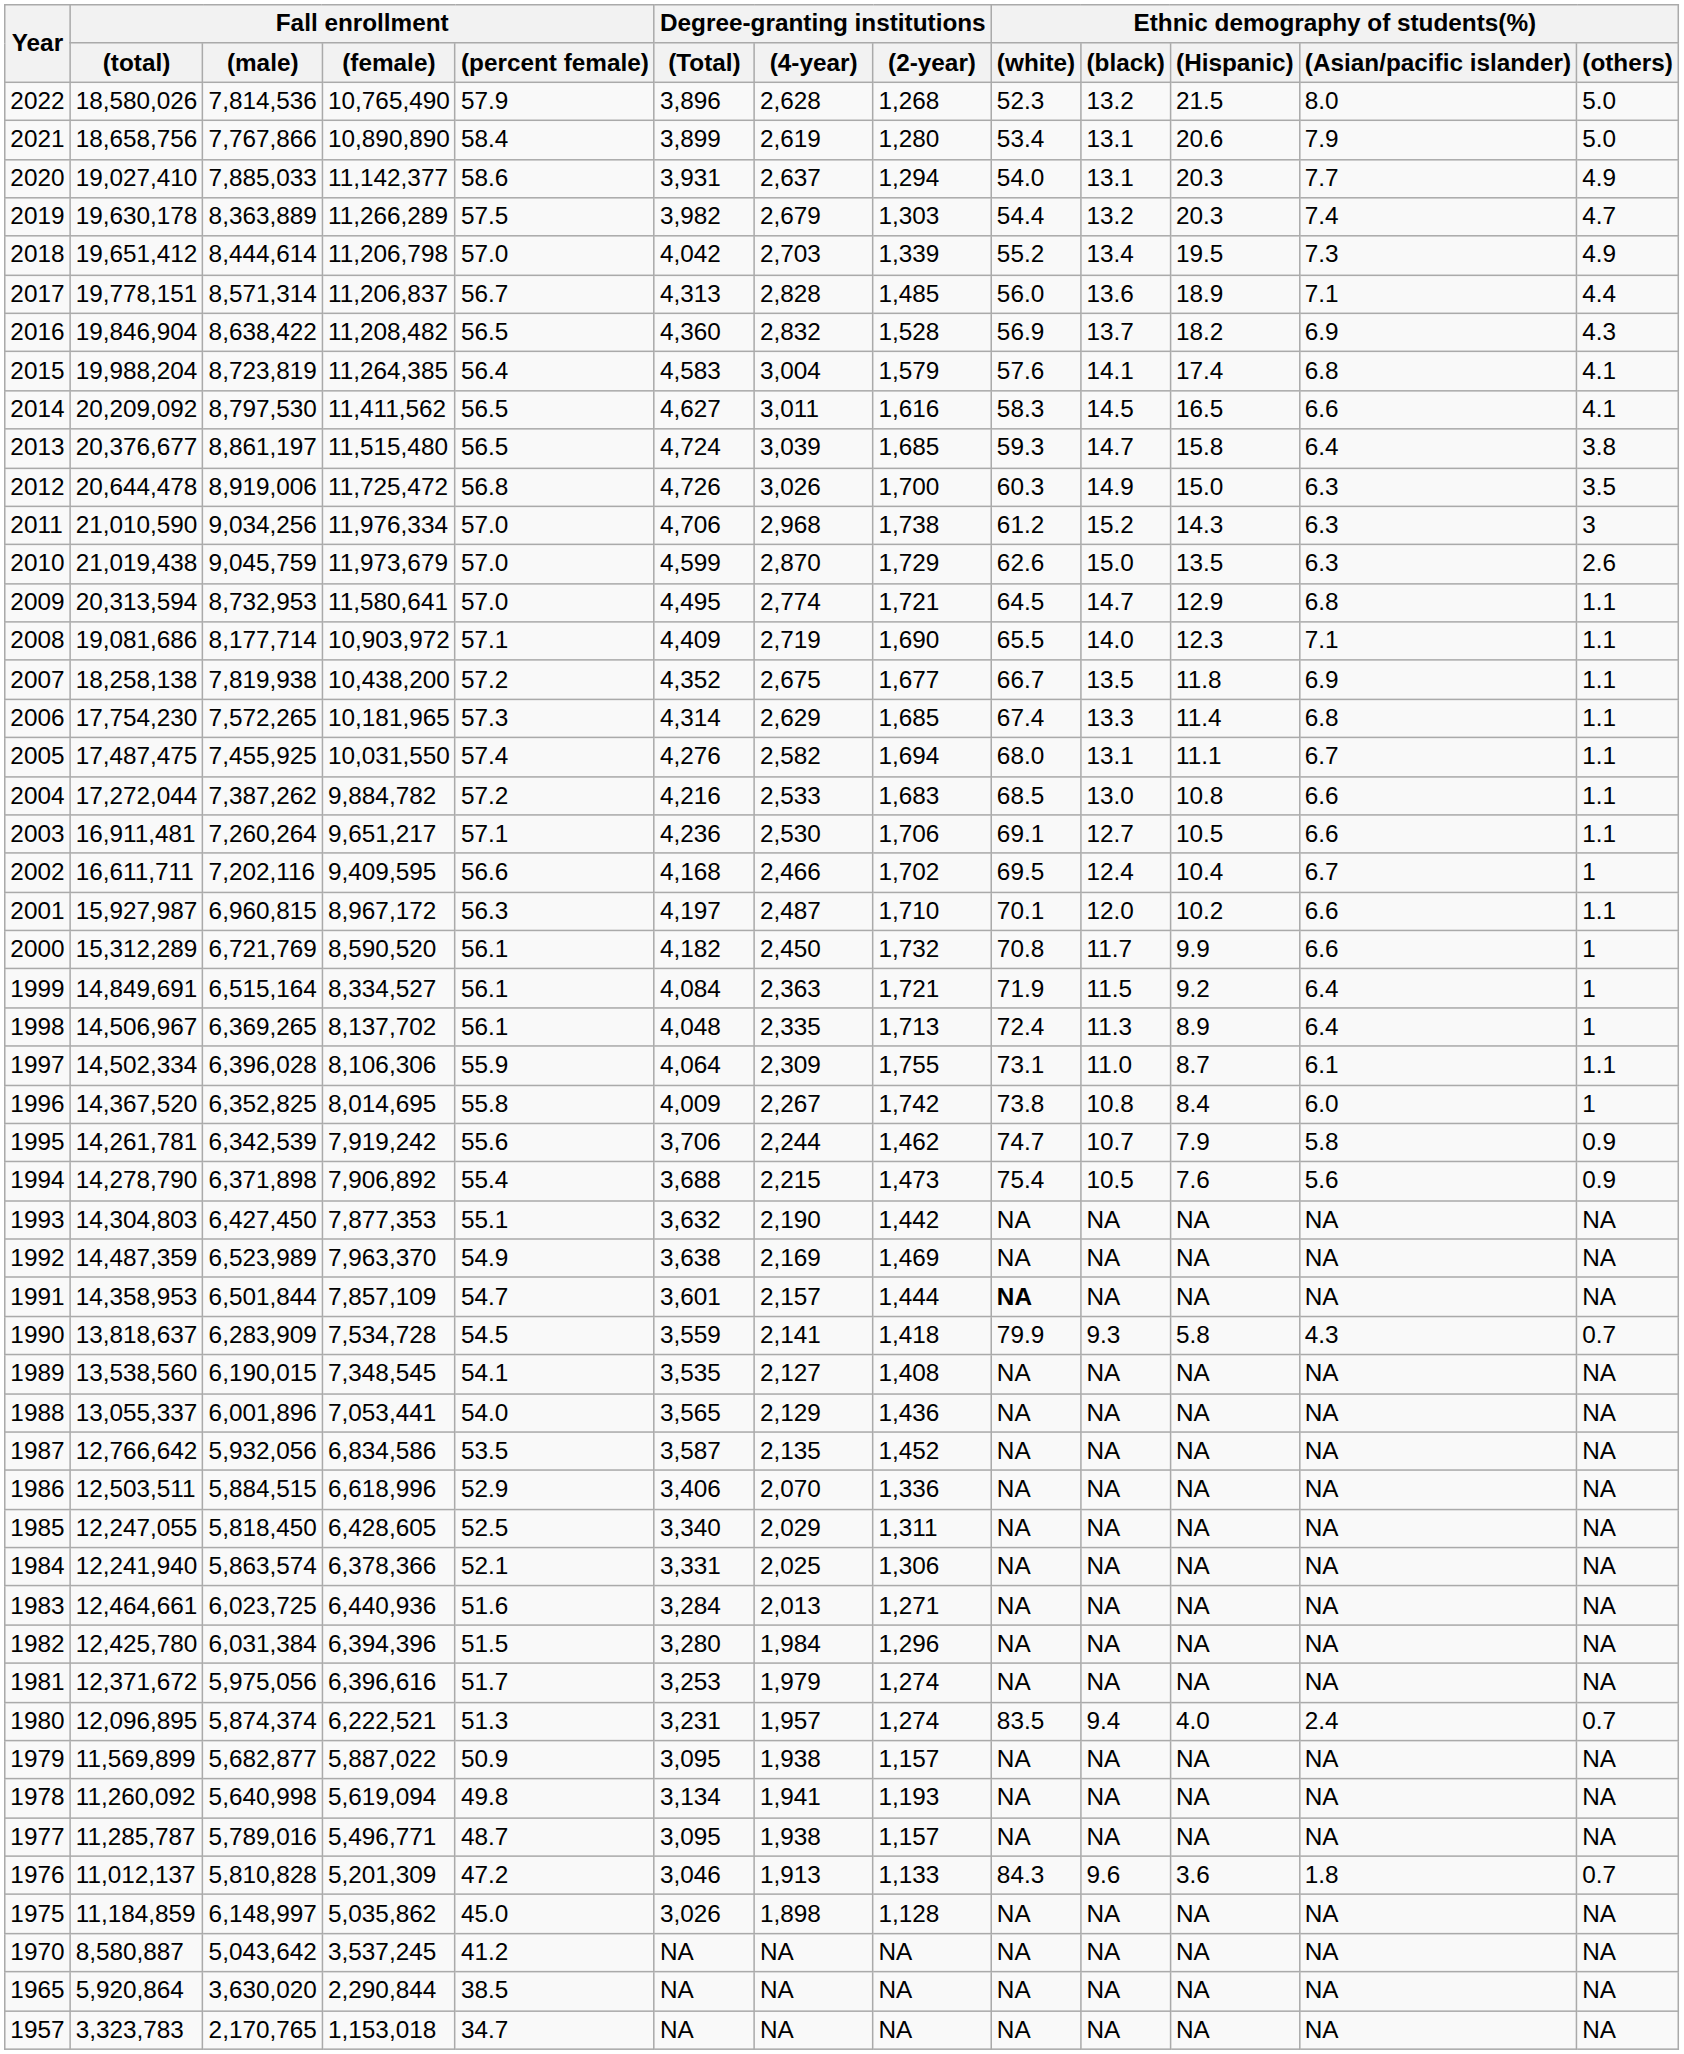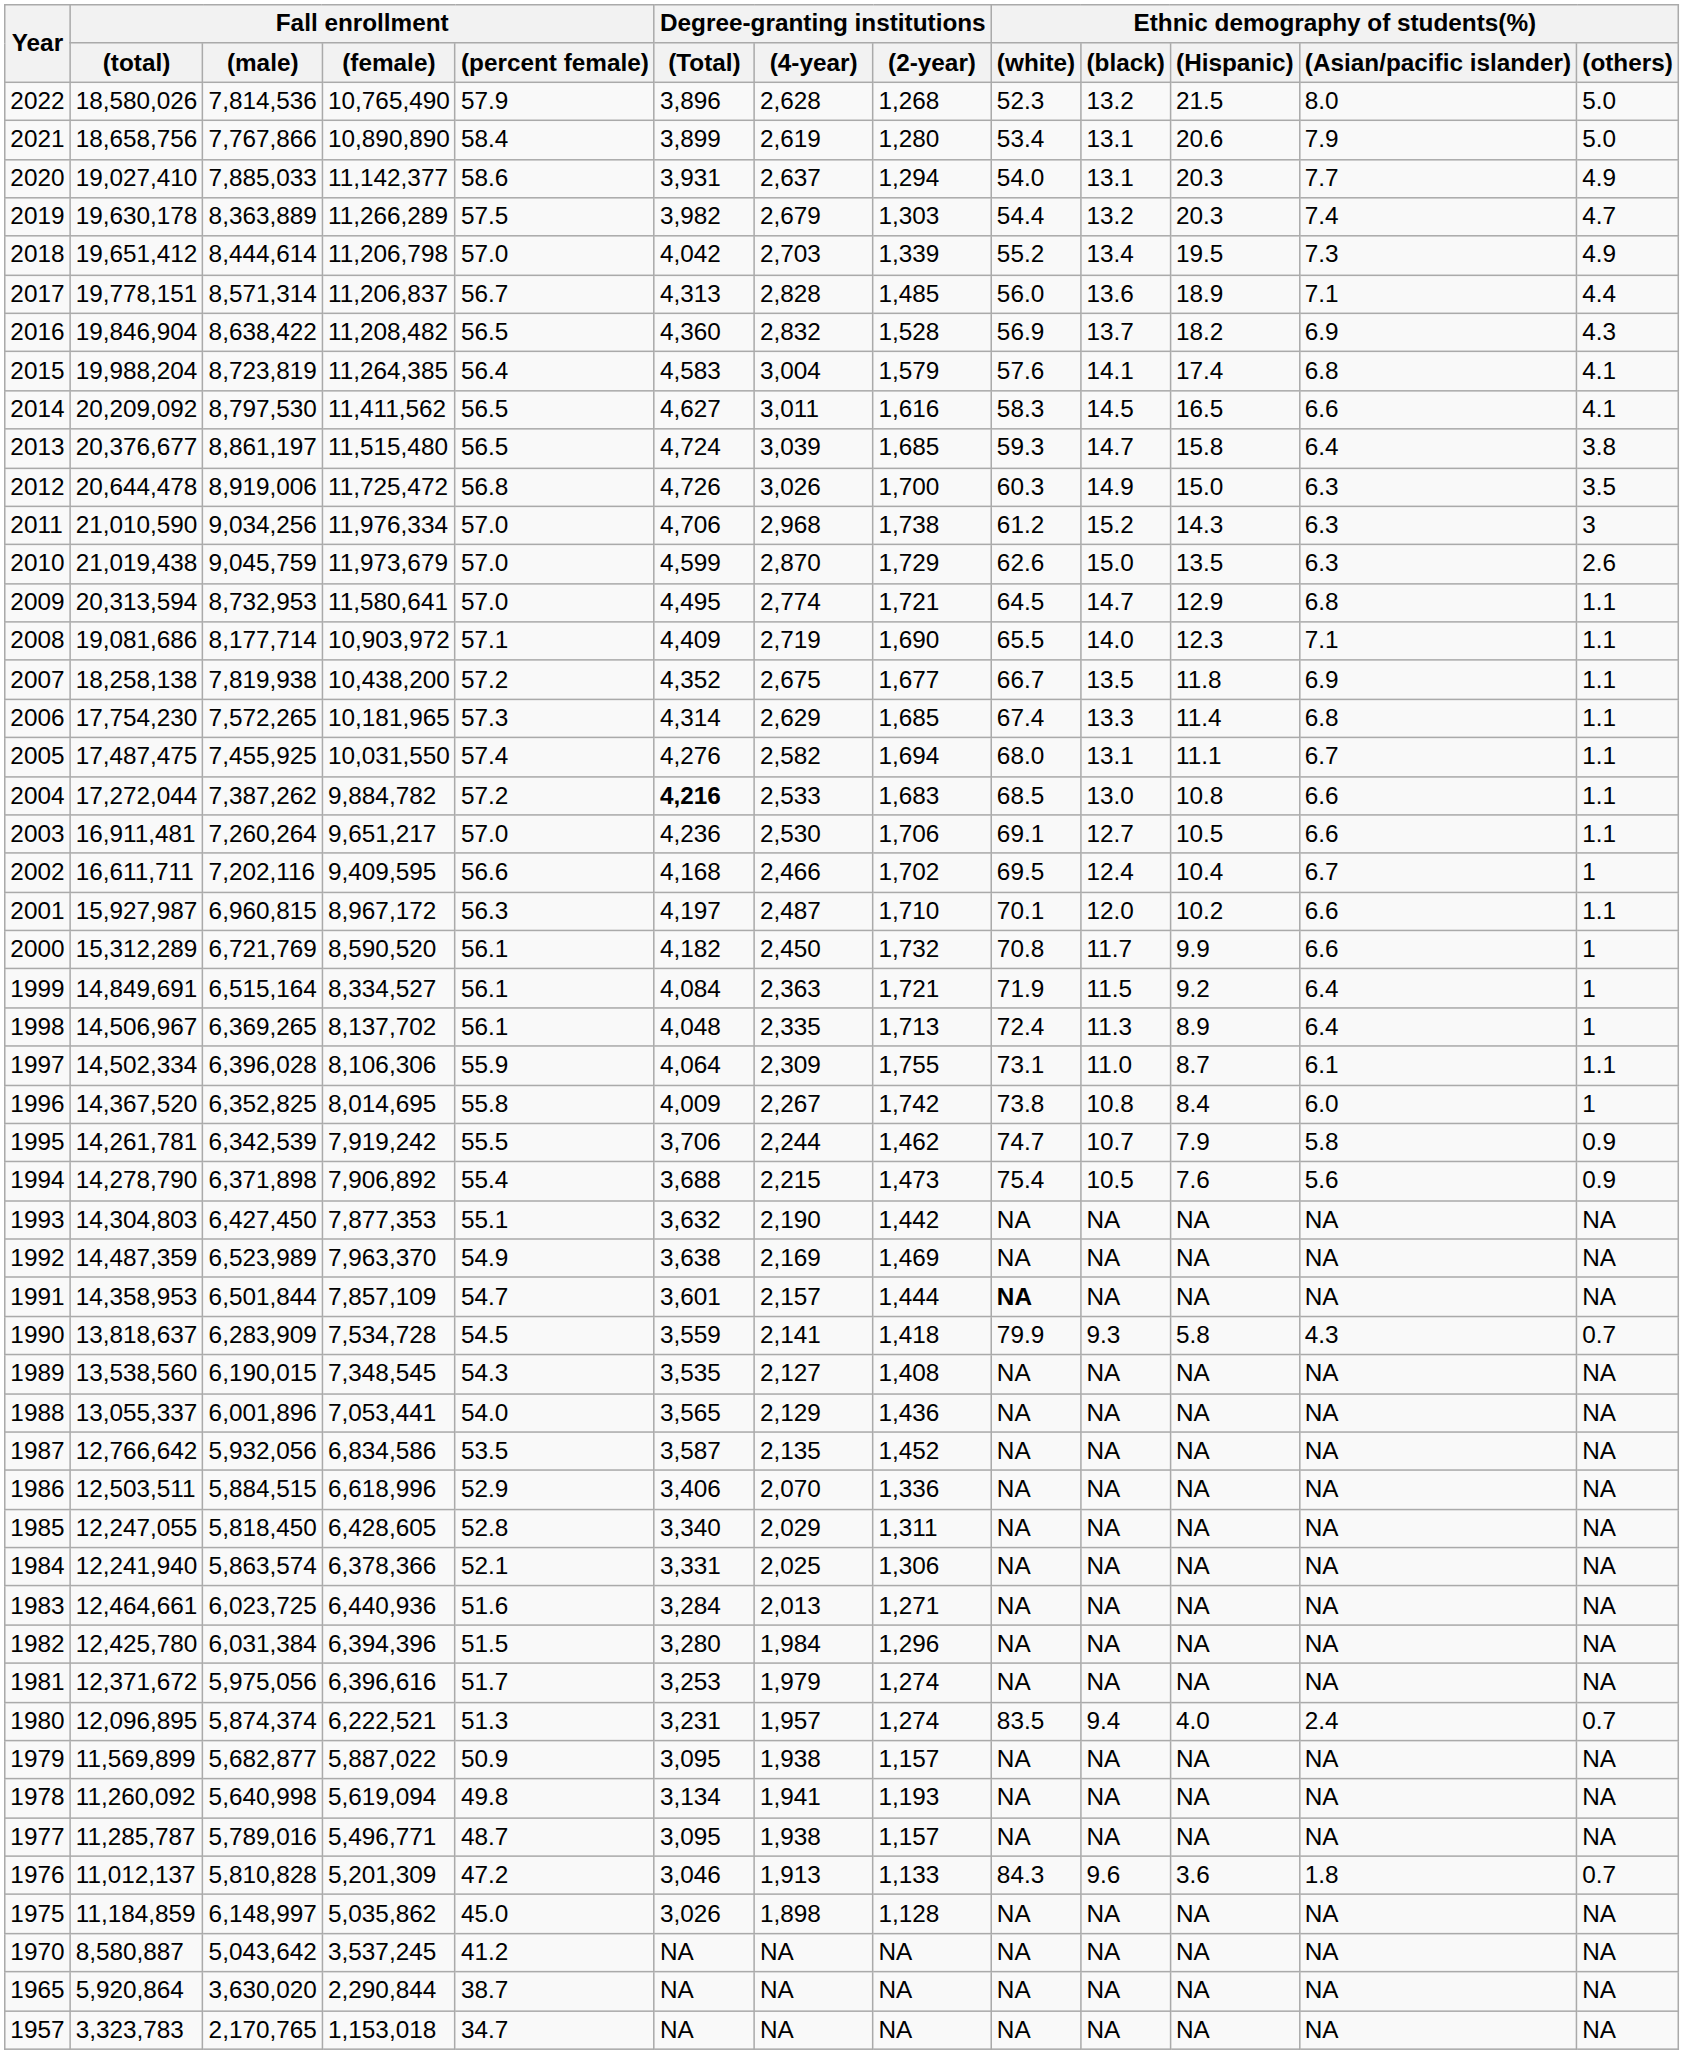(690, 795) normal -> (690, 795) bold
(485, 833) 57.1 -> (485, 833) 57.0
(485, 1142) 55.6 -> (485, 1142) 55.5
(485, 1373) 54.1 -> (485, 1373) 54.3
(485, 1528) 52.5 -> (485, 1528) 52.8
(485, 1990) 38.5 -> (485, 1990) 38.7
